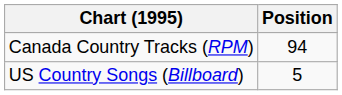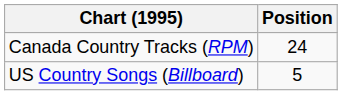(297, 47) 94 -> (297, 47) 24
